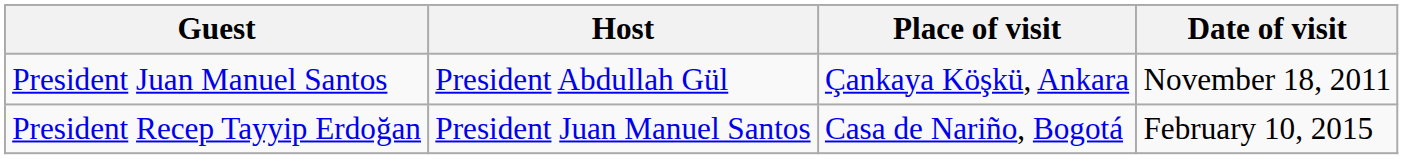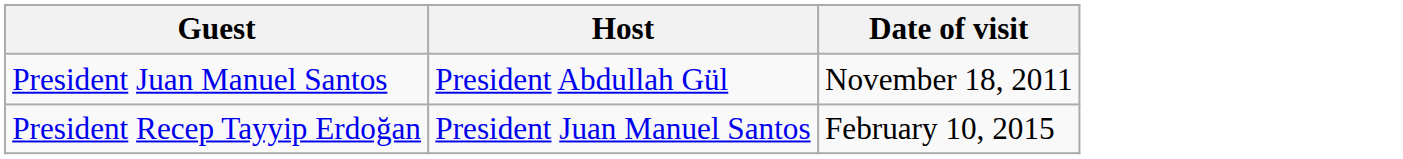- column: (977, 29)
